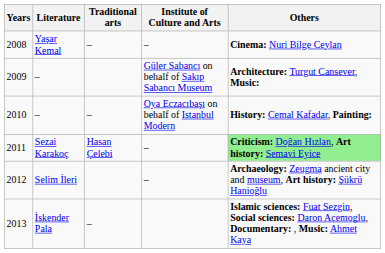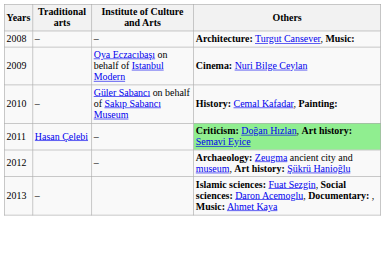- column: (58, 17)
(286, 44) Cinema: Nuri Bilge Ceylan -> (275, 39) Architecture: Turgut Cansever, Music:
(178, 77) Güler Sabancı on behalf of Sakıp Sabancı Museum -> (131, 66) Oya Eczacıbaşı on behalf of Istanbul Modern
(294, 77) Architecture: Turgut Cansever, Music: -> (252, 66) Cinema: Nuri Bilge Ceylan
(181, 115) Oya Eczacıbaşı on behalf of Istanbul Modern -> (142, 104) Güler Sabancı on behalf of Sakıp Sabancı Museum
